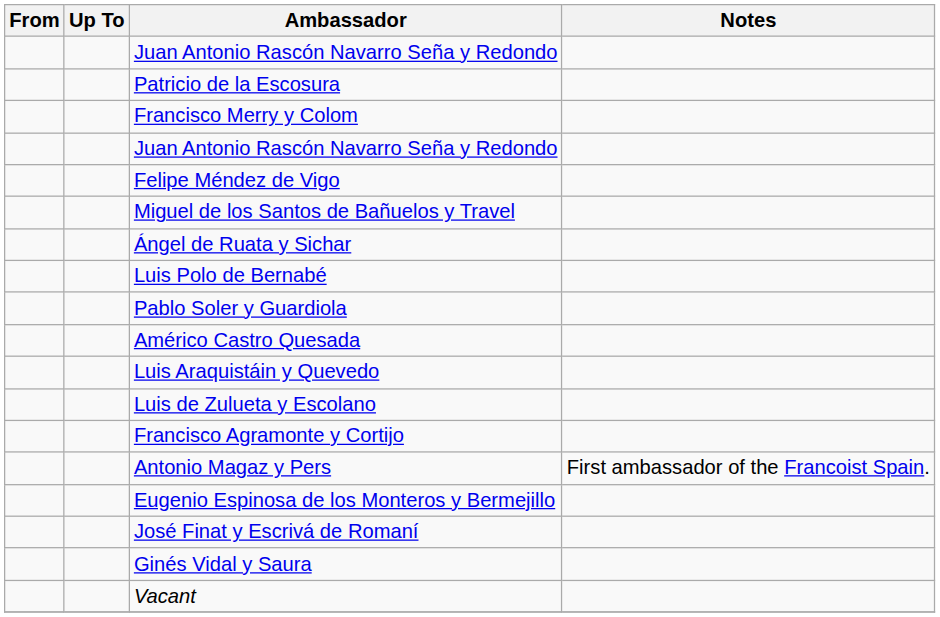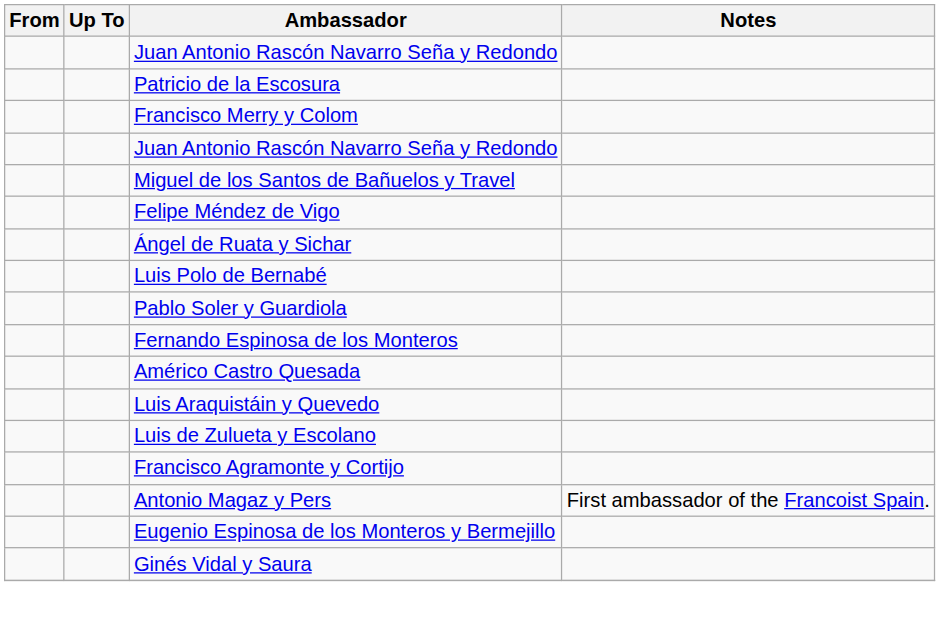rows swapped: (324, 212) <-> (237, 180)
+ row: (296, 340)
- row: (276, 532)
- row: (165, 595)
